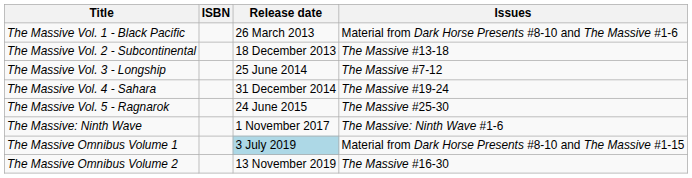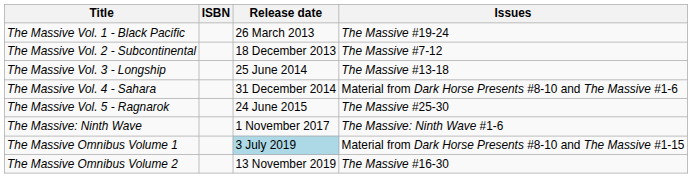(510, 32) Material from Dark Horse Presents #8-10 and The Massive #1-6 -> (395, 32) The Massive #19-24
(395, 51) The Massive #13-18 -> (392, 51) The Massive #7-12
(392, 70) The Massive #7-12 -> (395, 70) The Massive #13-18
(395, 88) The Massive #19-24 -> (510, 88) Material from Dark Horse Presents #8-10 and The Massive #1-6
